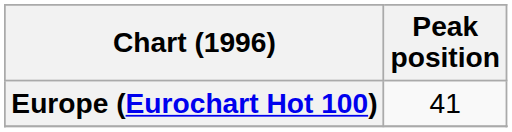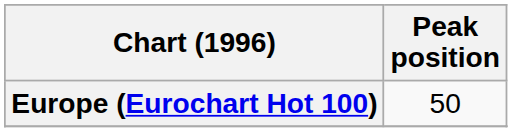(445, 103) 41 -> (445, 103) 50
